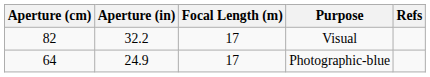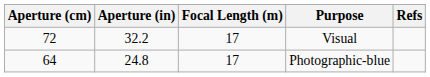(50, 38) 82 -> (50, 38) 72
(137, 61) 24.9 -> (137, 61) 24.8
